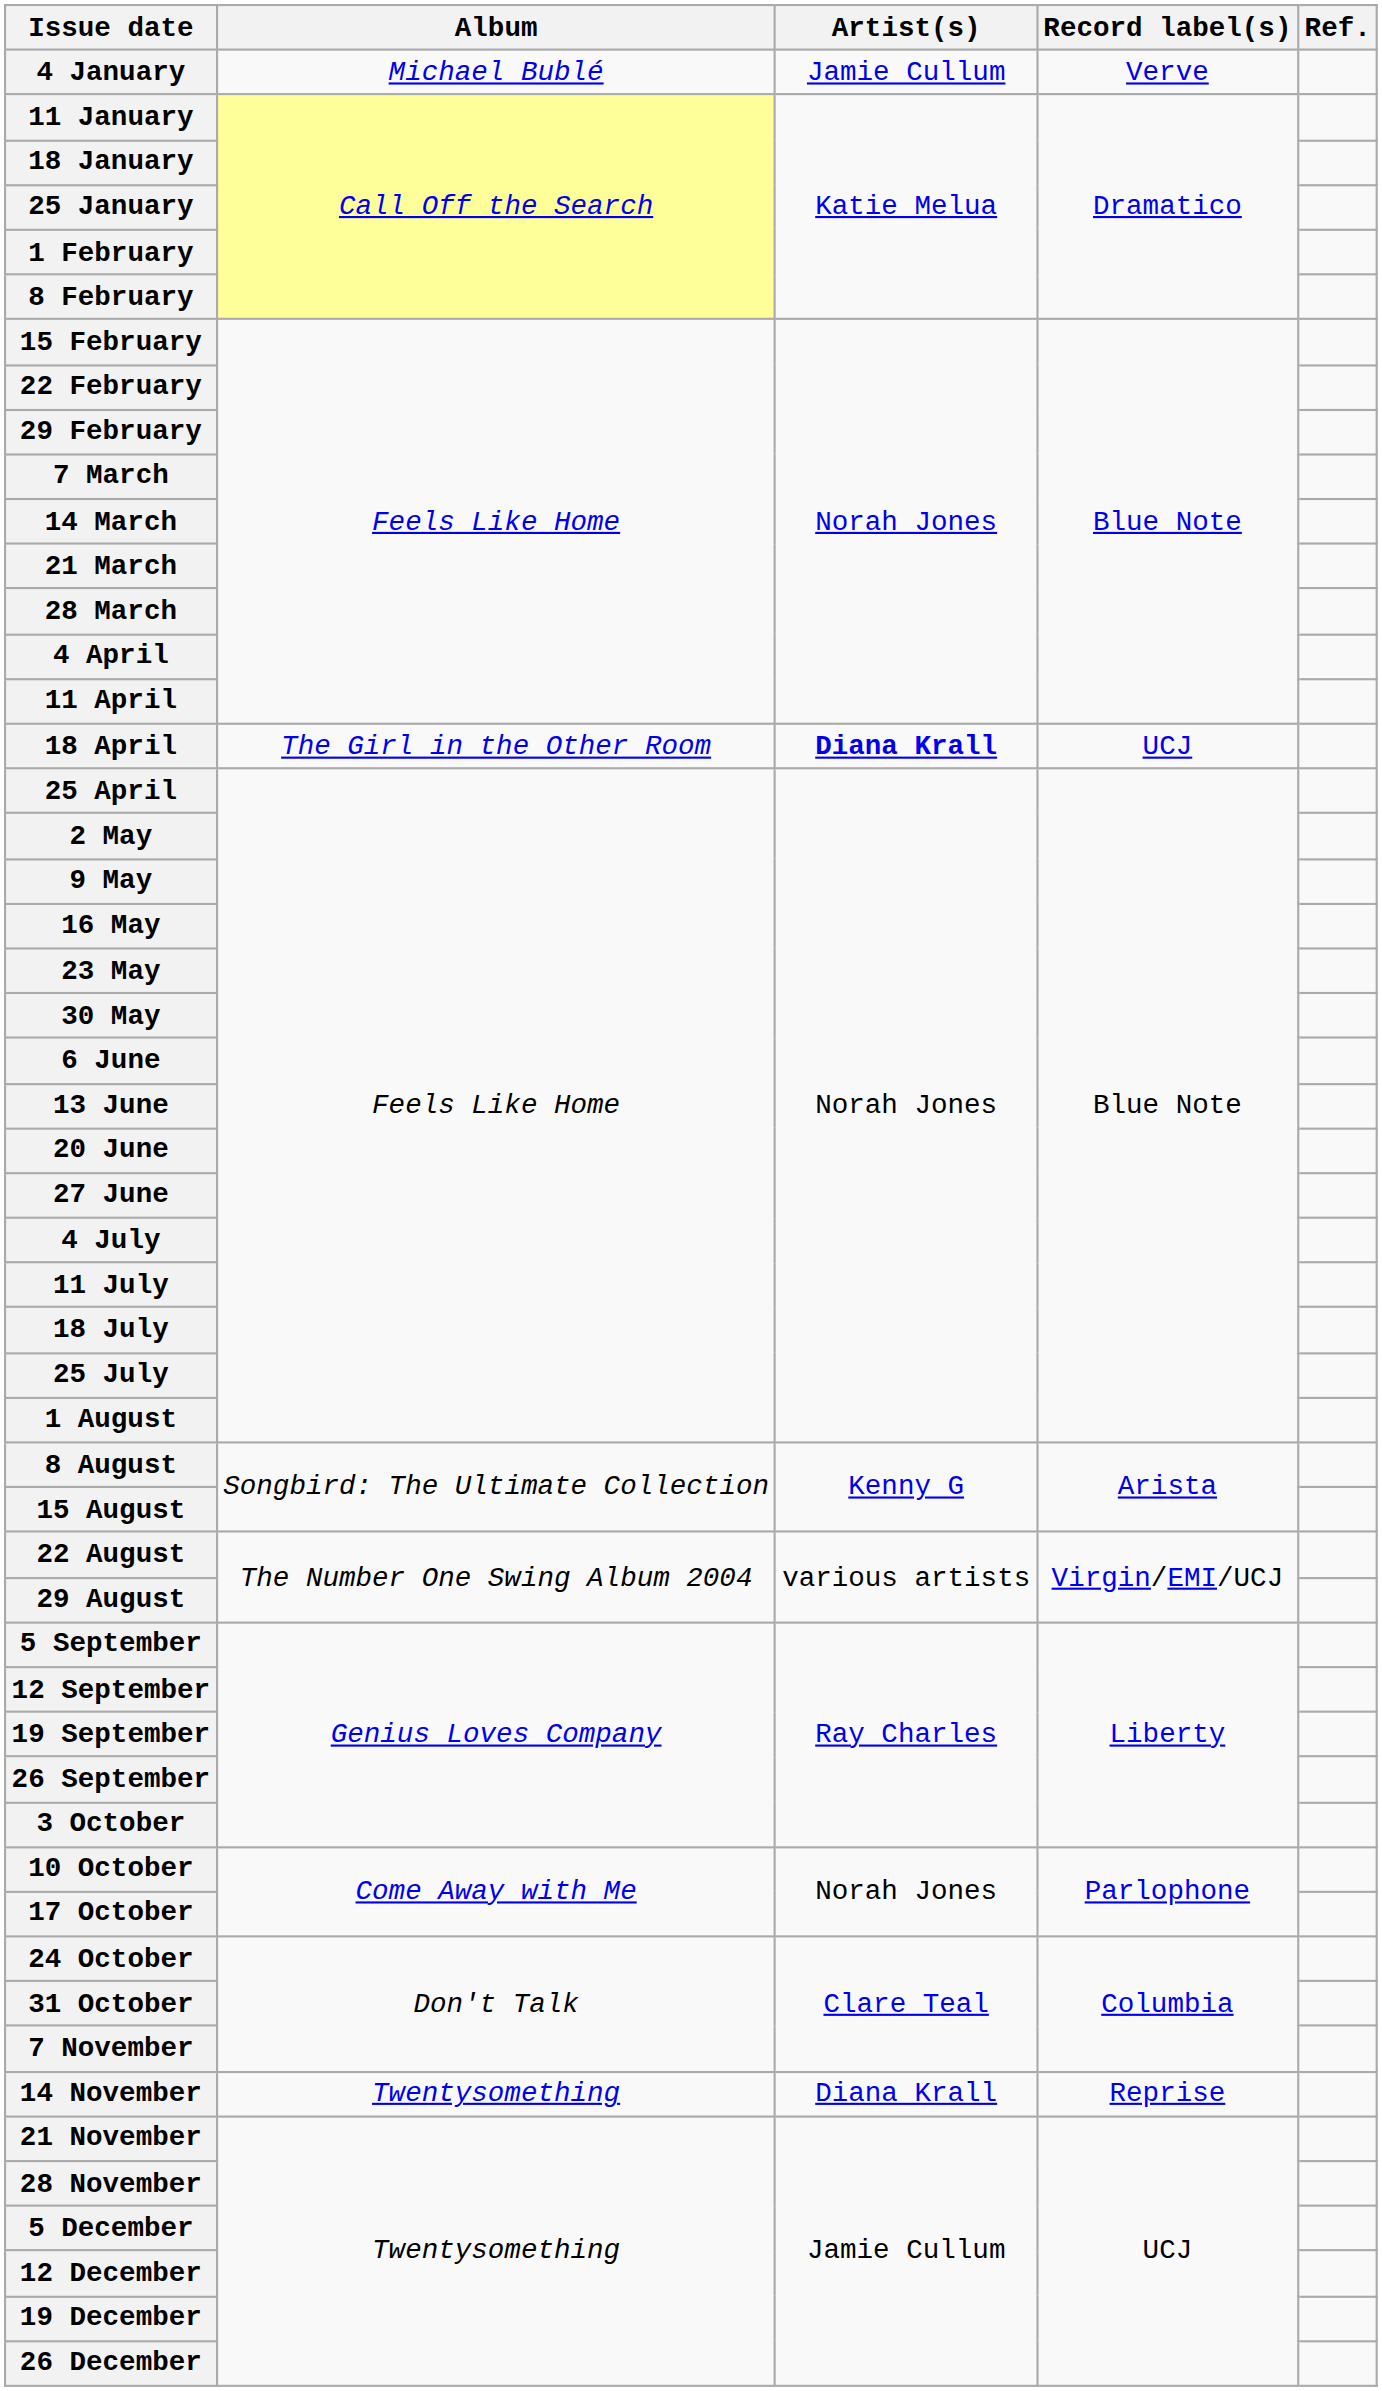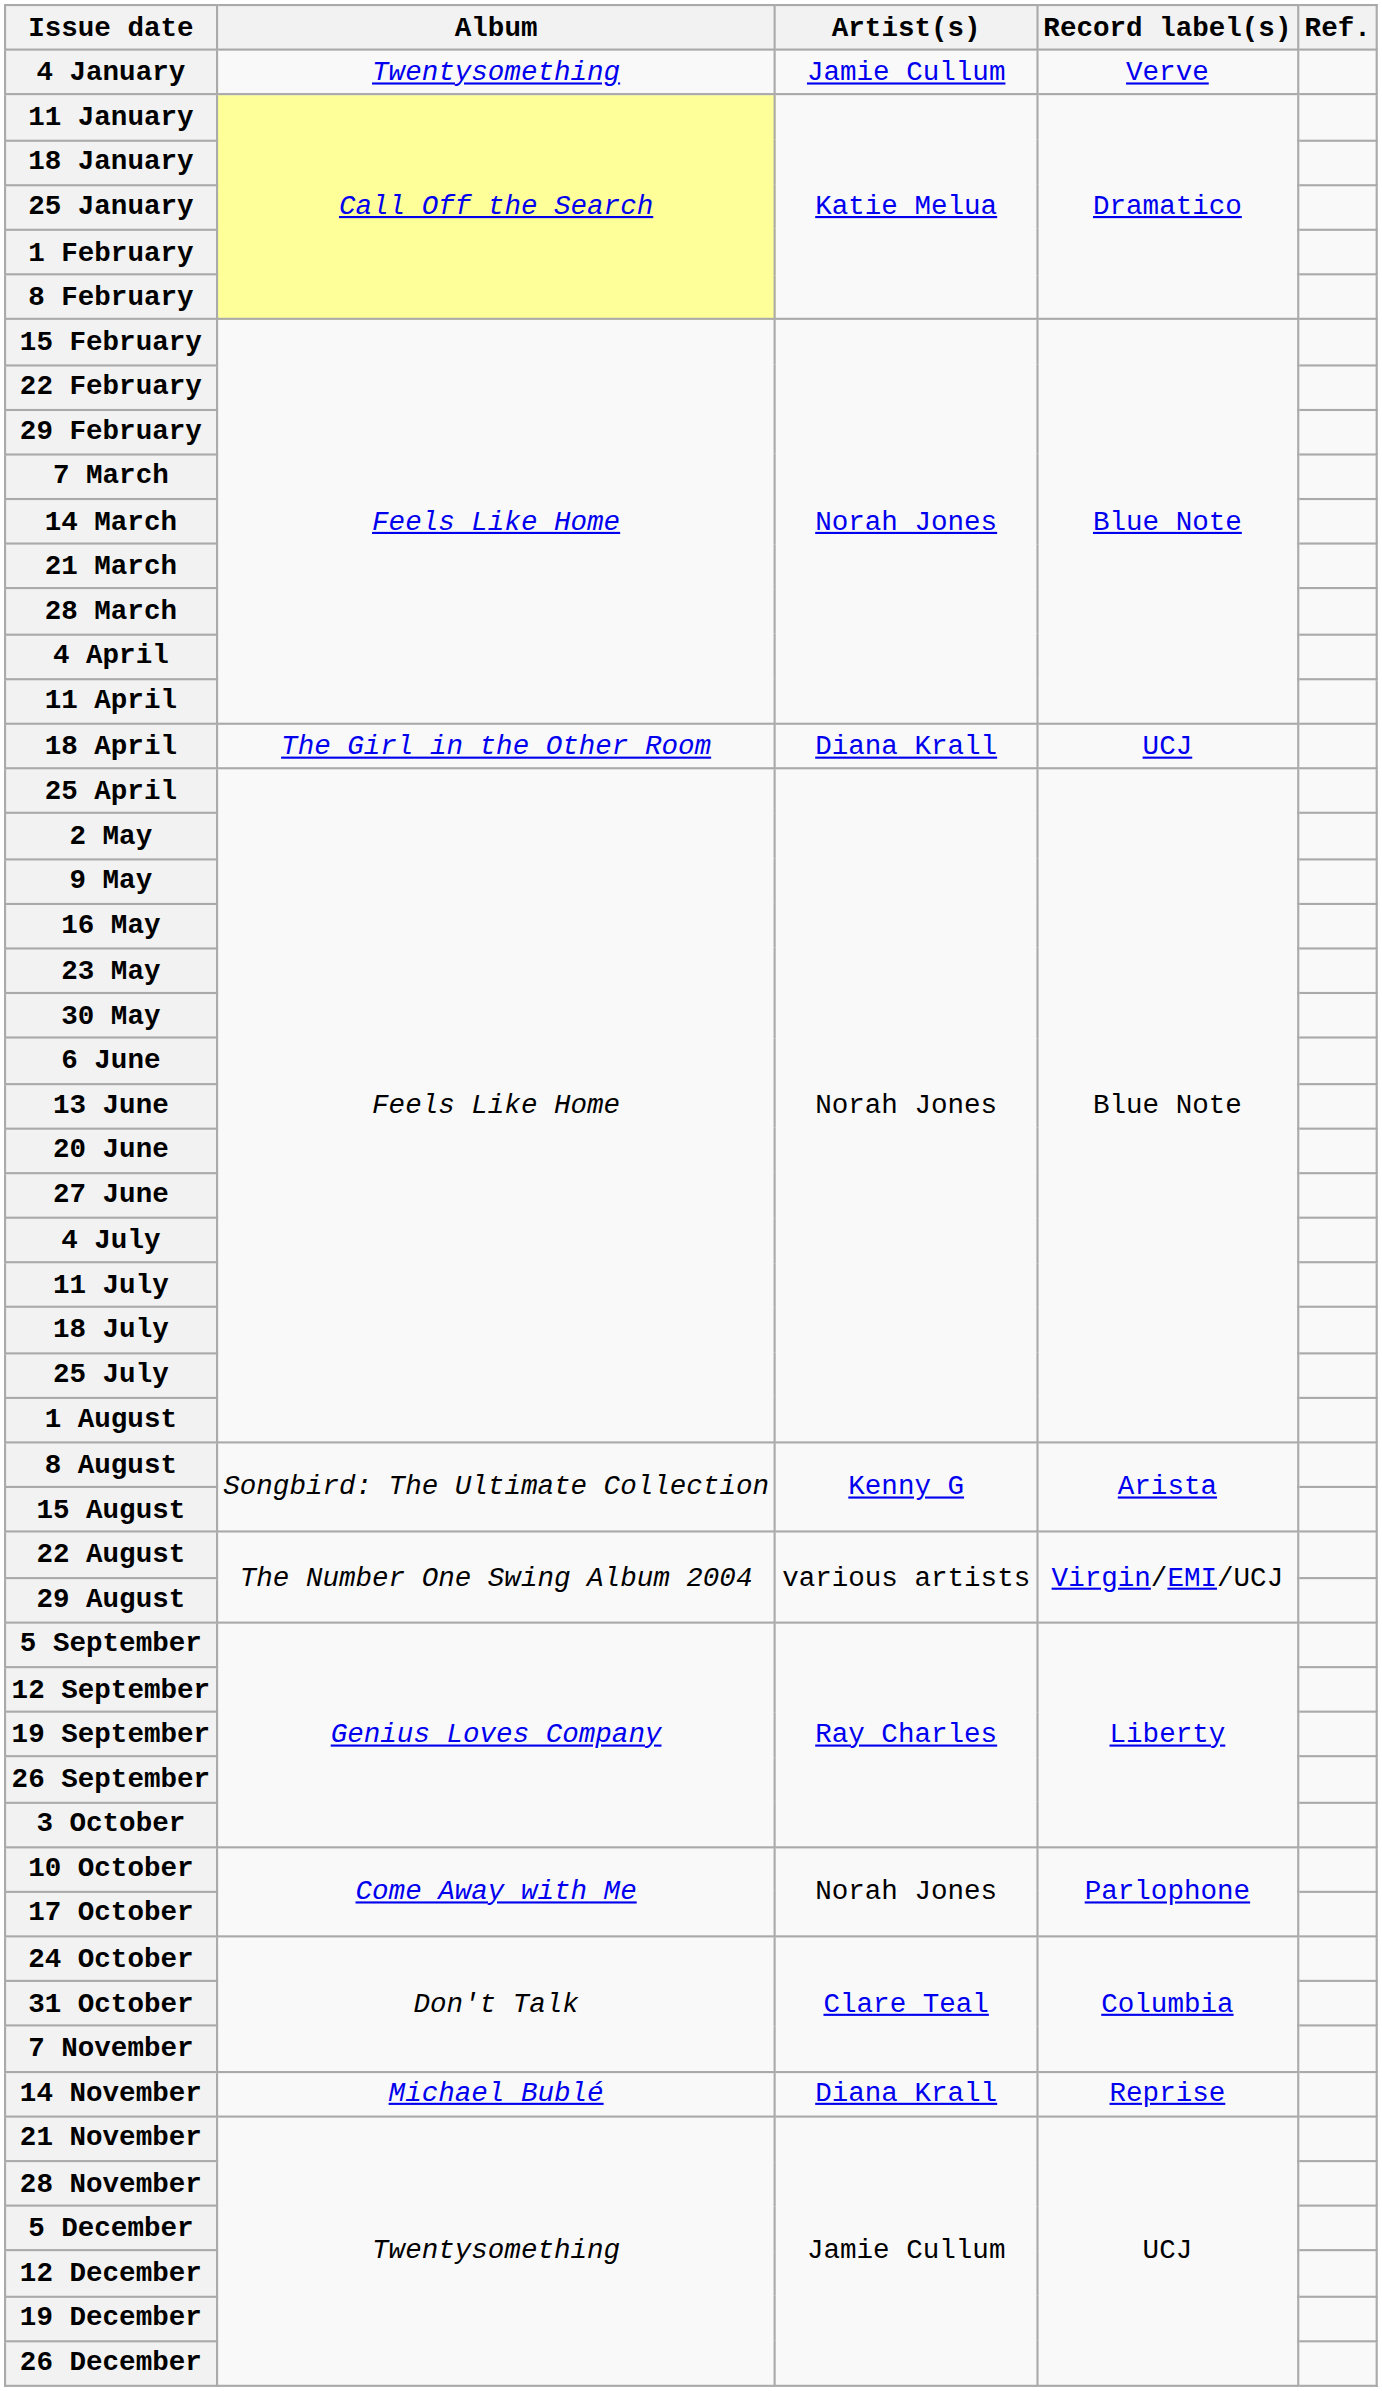(496, 72) Michael Bublé -> (496, 72) Twentysomething
(906, 746) bold -> (906, 746) normal
(496, 2094) Twentysomething -> (496, 2094) Michael Bublé
